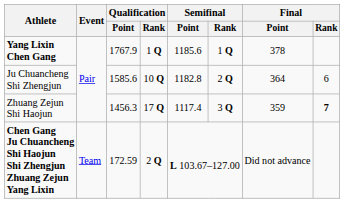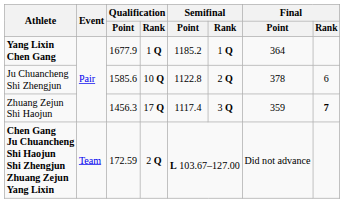(123, 51) 1767.9 -> (123, 51) 1677.9
(188, 51) 1185.6 -> (188, 51) 1185.2
(278, 51) 378 -> (278, 51) 364
(188, 80) 1182.8 -> (188, 80) 1122.8
(278, 80) 364 -> (278, 80) 378
